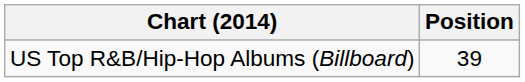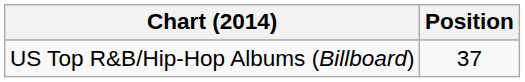(469, 58) 39 -> (469, 58) 37
